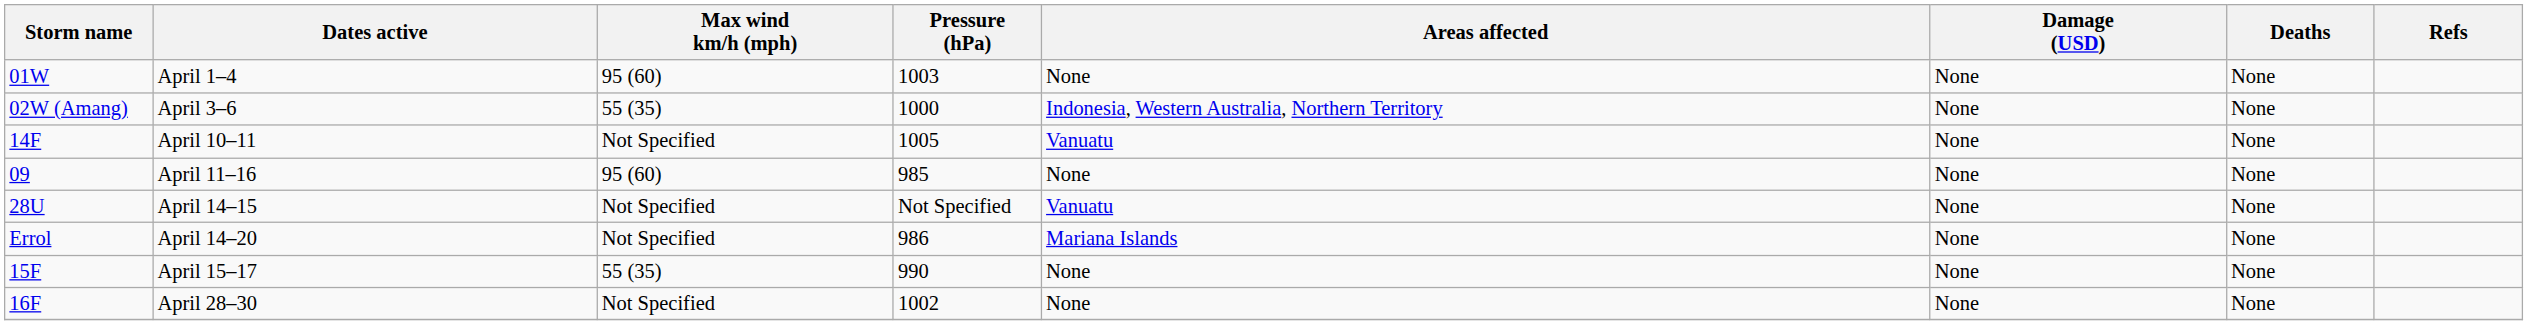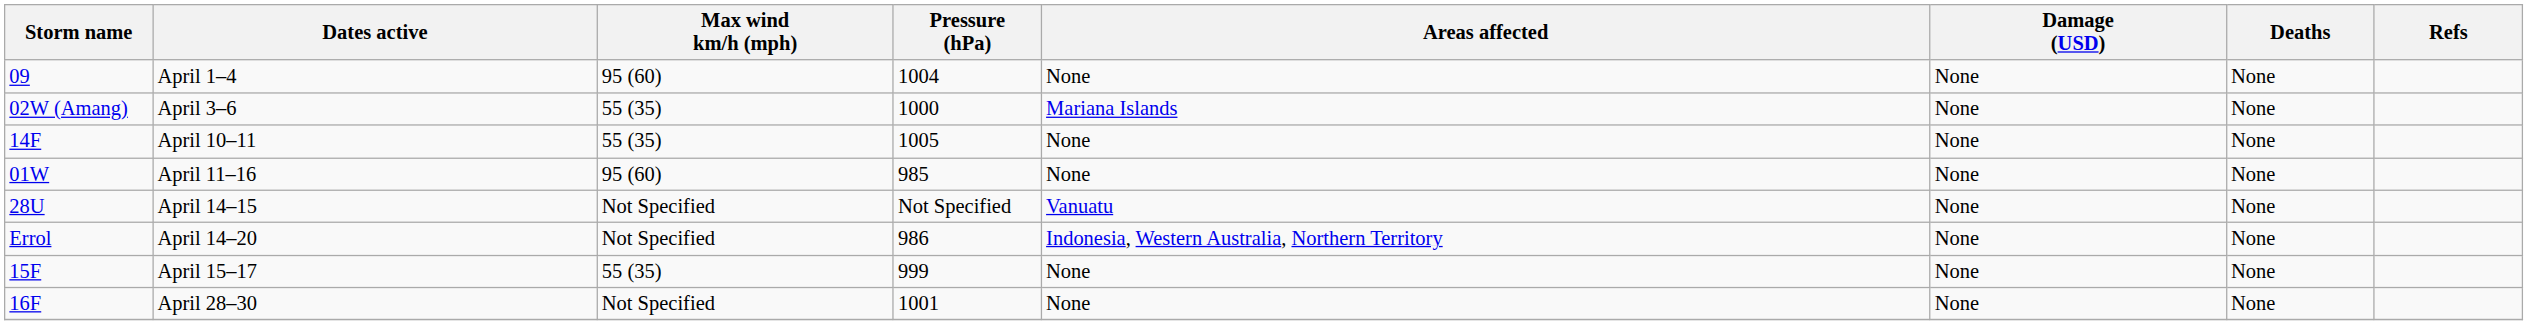(29, 76) 01W -> (20, 76) 09
(918, 76) 1003 -> (918, 76) 1004
(1244, 108) Indonesia, Western Australia, Northern Territory -> (1112, 108) Mariana Islands
(658, 141) Not Specified -> (632, 141) 55 (35)
(1080, 141) Vanuatu -> (1068, 141) None
(20, 173) 09 -> (29, 173) 01W
(1112, 238) Mariana Islands -> (1244, 238) Indonesia, Western Australia, Northern Territory
(913, 271) 990 -> (913, 271) 999
(918, 303) 1002 -> (918, 303) 1001
